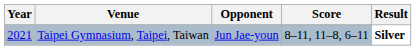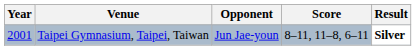(20, 35) 2021 -> (20, 35) 2001
